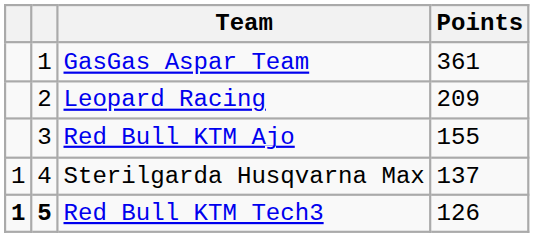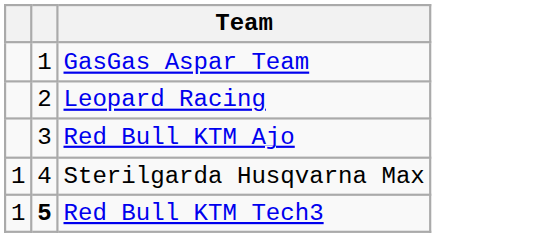- column: (480, 24)
(18, 214) bold -> (18, 214) normal
